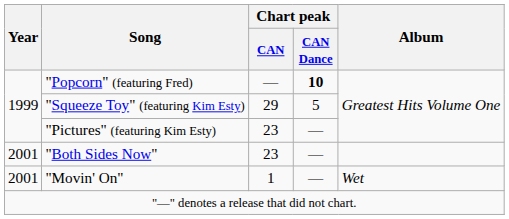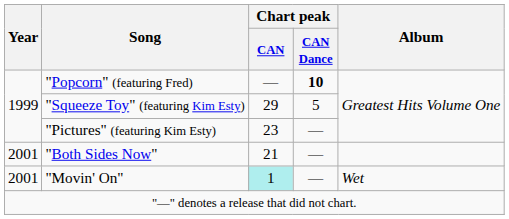(271, 154) 23 -> (271, 154) 21
(271, 178) no background -> (271, 178) paleturquoise background
